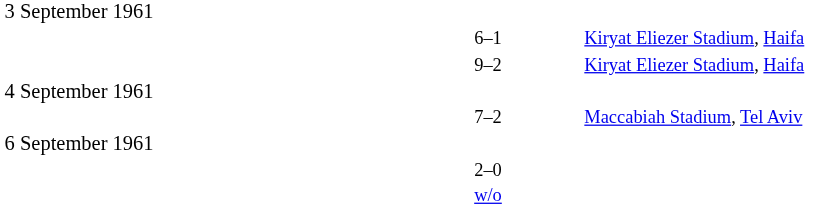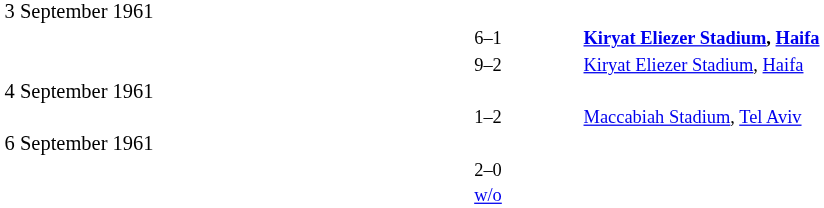(694, 38) normal -> (702, 38) bold
+ row: (205, 118)
- row: (205, 118)
